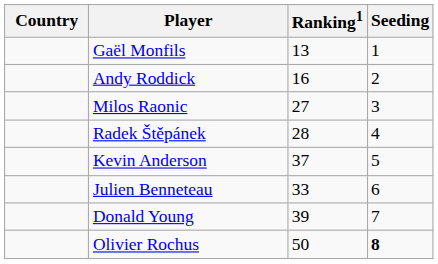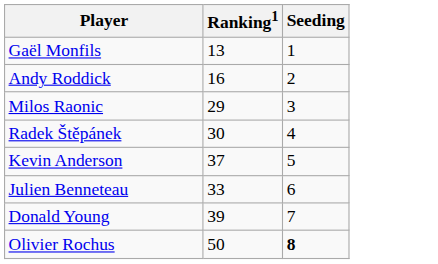- column: (47, 20)
(300, 106) 27 -> (216, 106) 29
(300, 133) 28 -> (216, 133) 30
